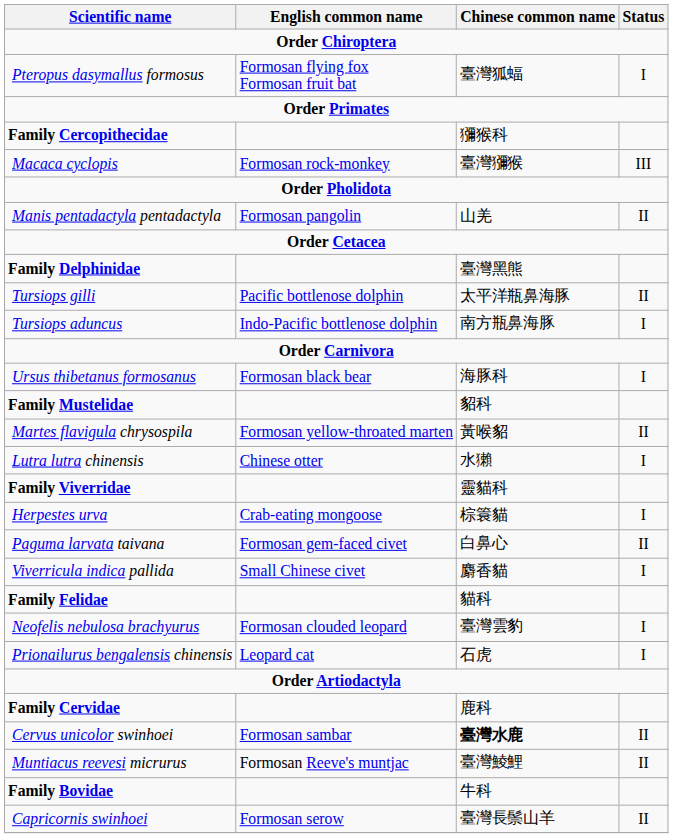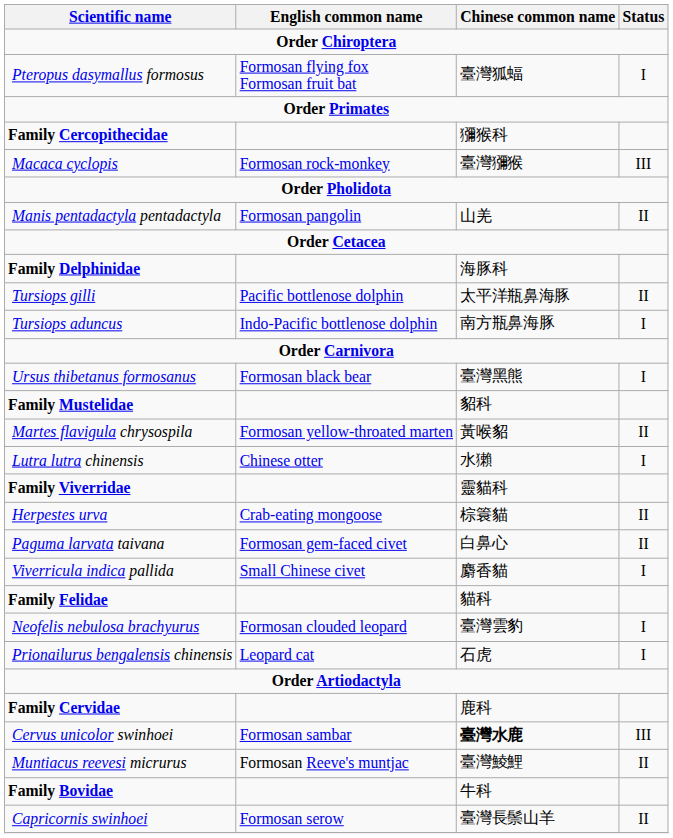(492, 268) 臺灣黑熊 -> (484, 268) 海豚科
(484, 376) 海豚科 -> (492, 376) 臺灣黑熊
(643, 515) I -> (643, 515) II
(643, 735) II -> (643, 735) III
